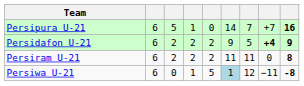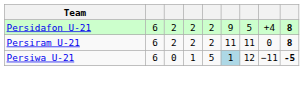- row: (46, 27)
(269, 42) bold -> (269, 27) normal
(290, 42) 9 -> (290, 27) 8
(290, 73) -8 -> (290, 58) -5
